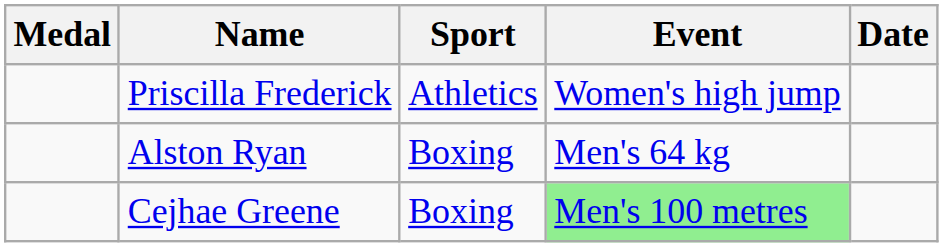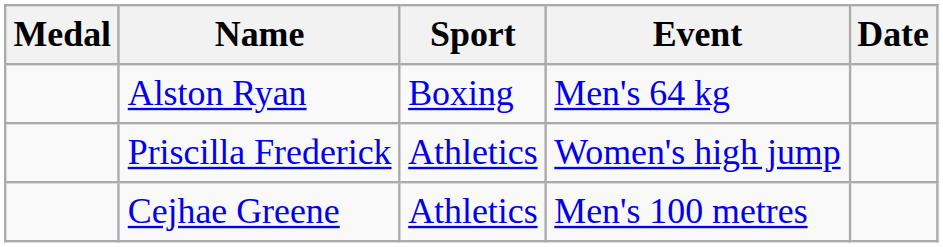rows swapped: (260, 93) <-> (217, 152)
(461, 211) Boxing -> (473, 211) Athletics
(681, 211) lightgreen background -> (681, 211) no background
